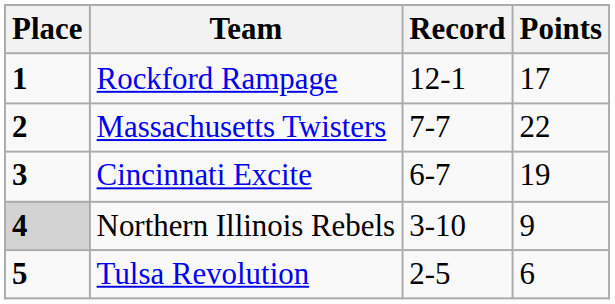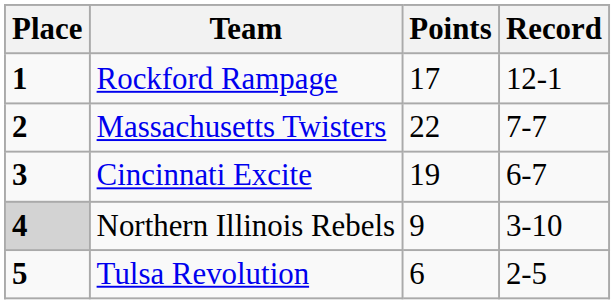columns swapped: (457, 28) <-> (561, 28)
